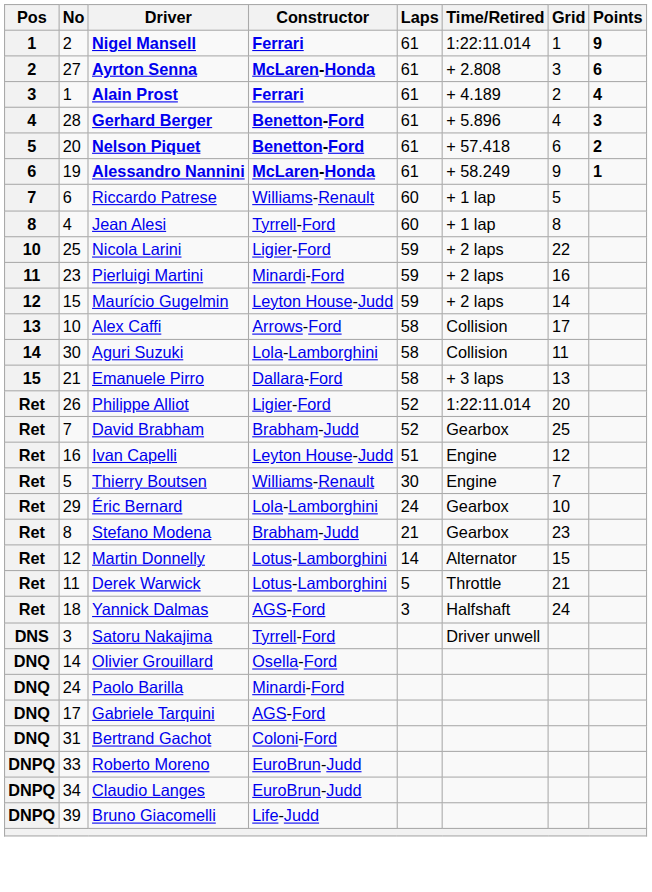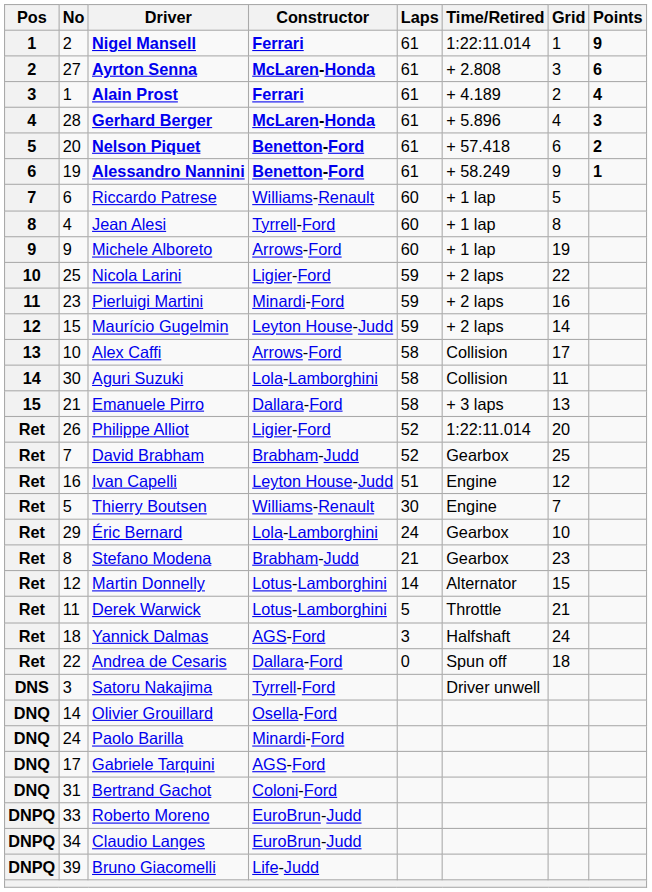(308, 121) Benetton-Ford -> (314, 121) McLaren-Honda
(314, 172) McLaren-Honda -> (308, 172) Benetton-Ford
+ row: (152, 249)
+ row: (159, 661)
